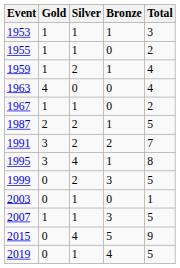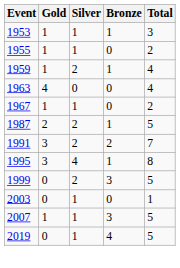- row: (19, 236)
